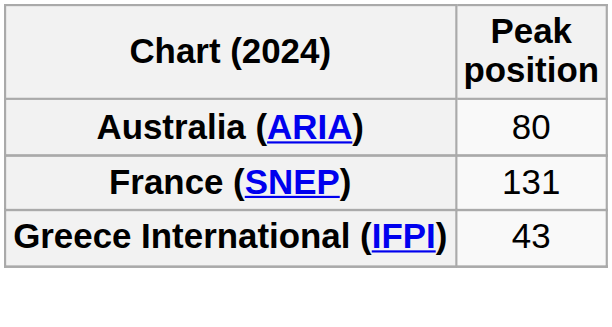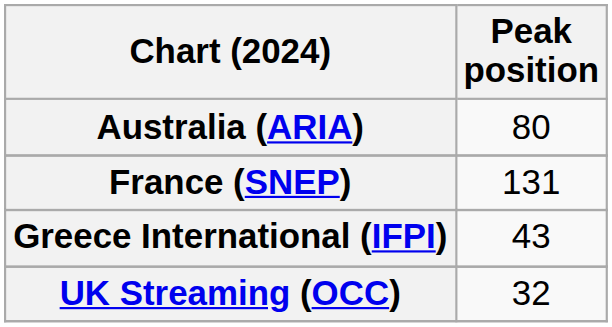+ row: (230, 292)
